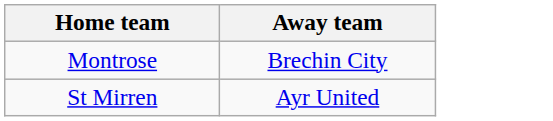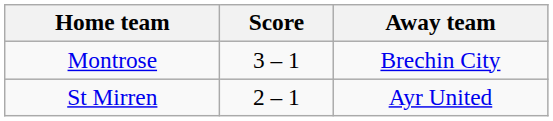+ column: (276, 23)
